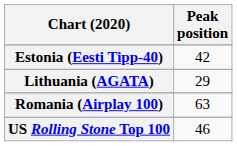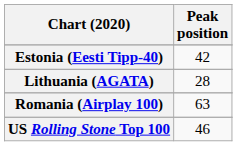(203, 81) 29 -> (203, 81) 28
